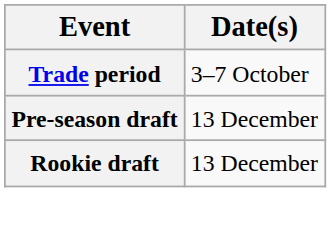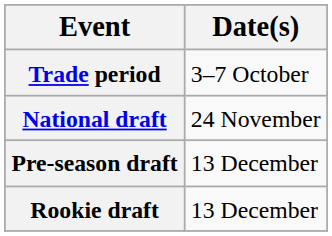+ row: (95, 119)
